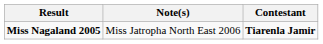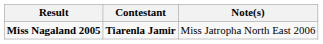columns swapped: (280, 13) <-> (173, 13)
